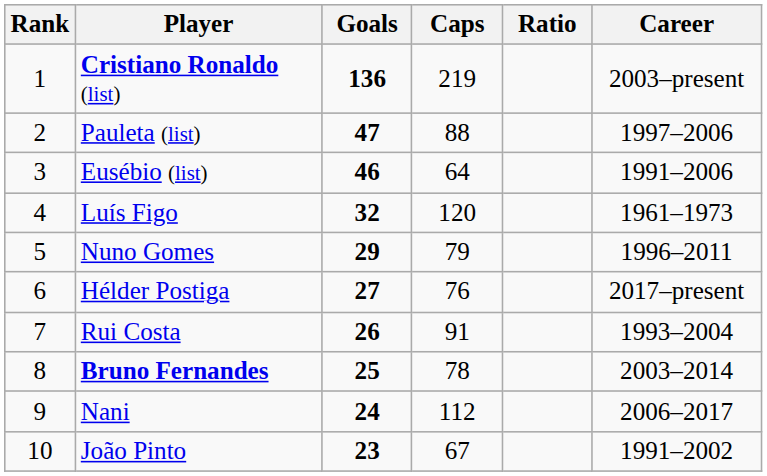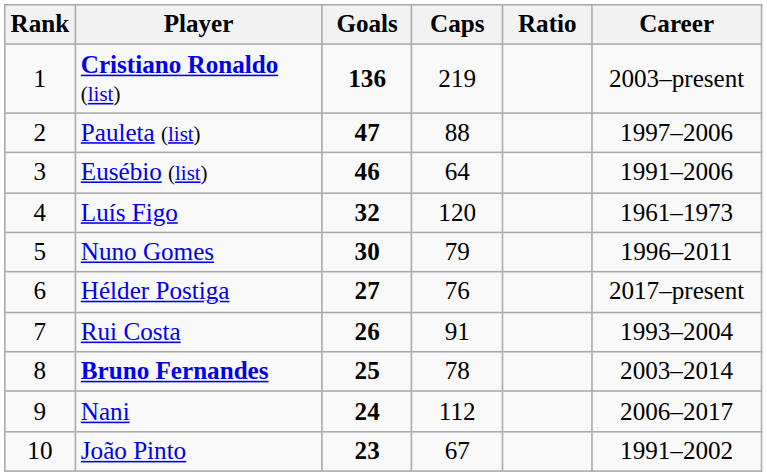(367, 251) 29 -> (367, 251) 30
